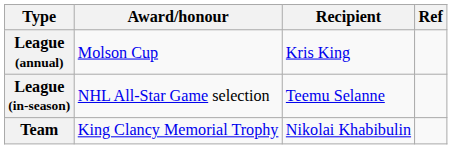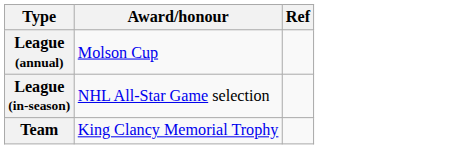- column: (348, 17)
